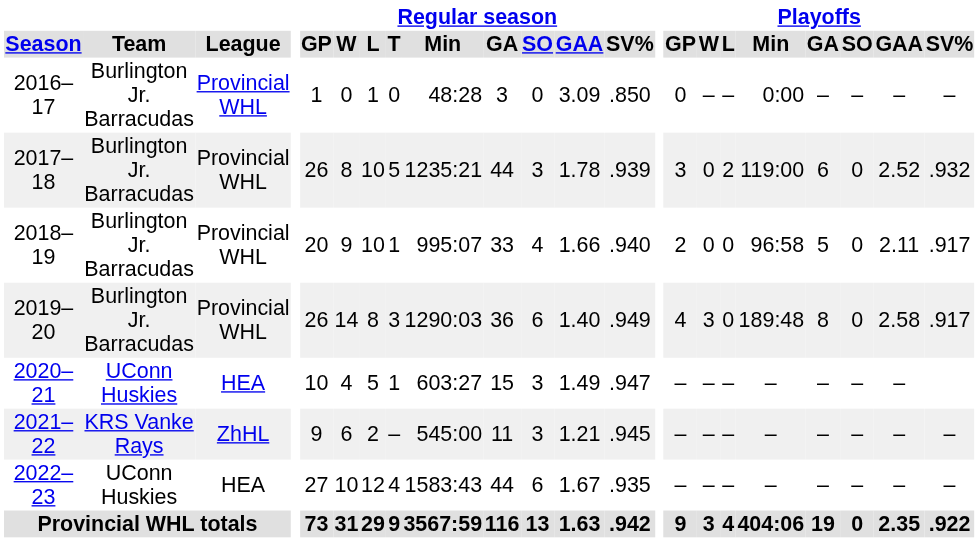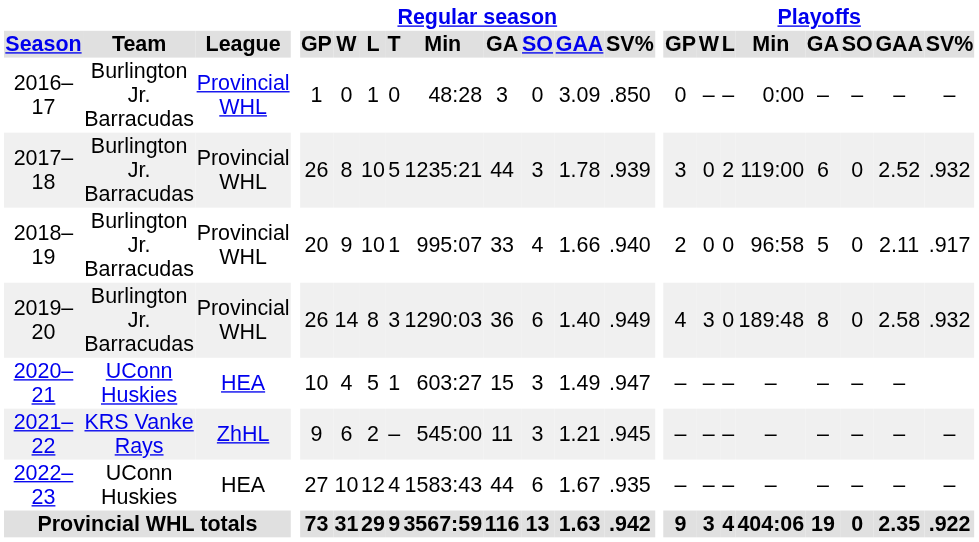(950, 320) .917 -> (950, 320) .932
